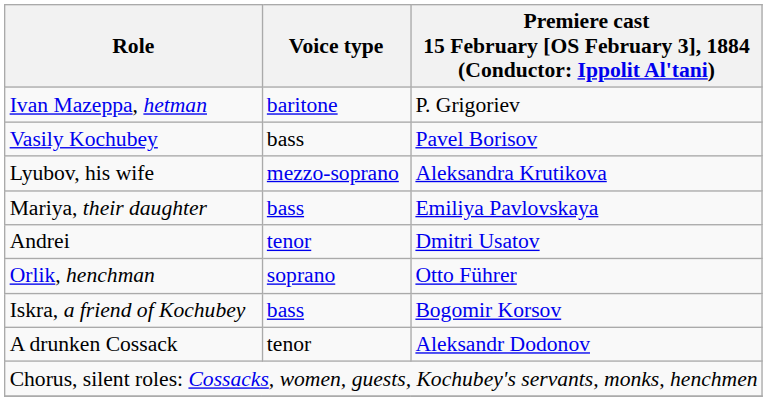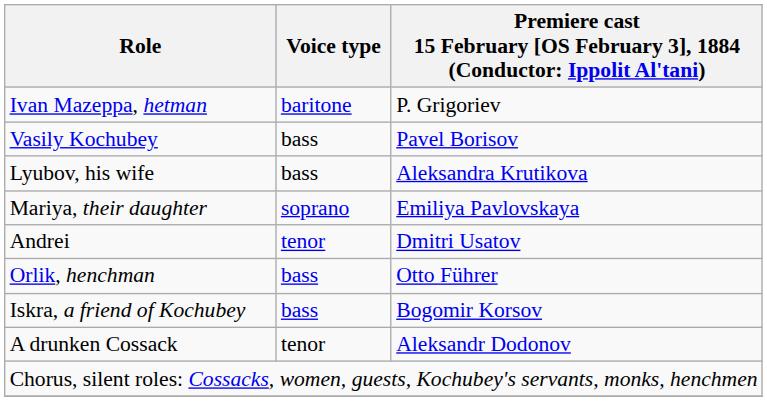(333, 172) mezzo-soprano -> (299, 172) bass
(285, 207) bass -> (315, 207) soprano
(301, 275) soprano -> (299, 275) bass
